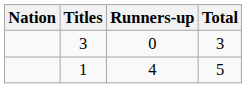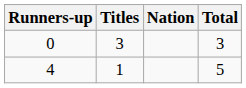columns swapped: (32, 17) <-> (152, 17)
